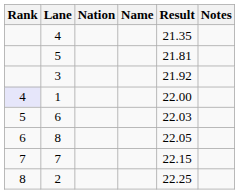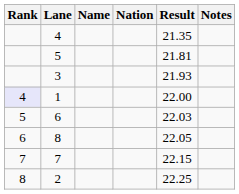columns swapped: (137, 14) <-> (96, 14)
(177, 76) 21.92 -> (177, 76) 21.93
